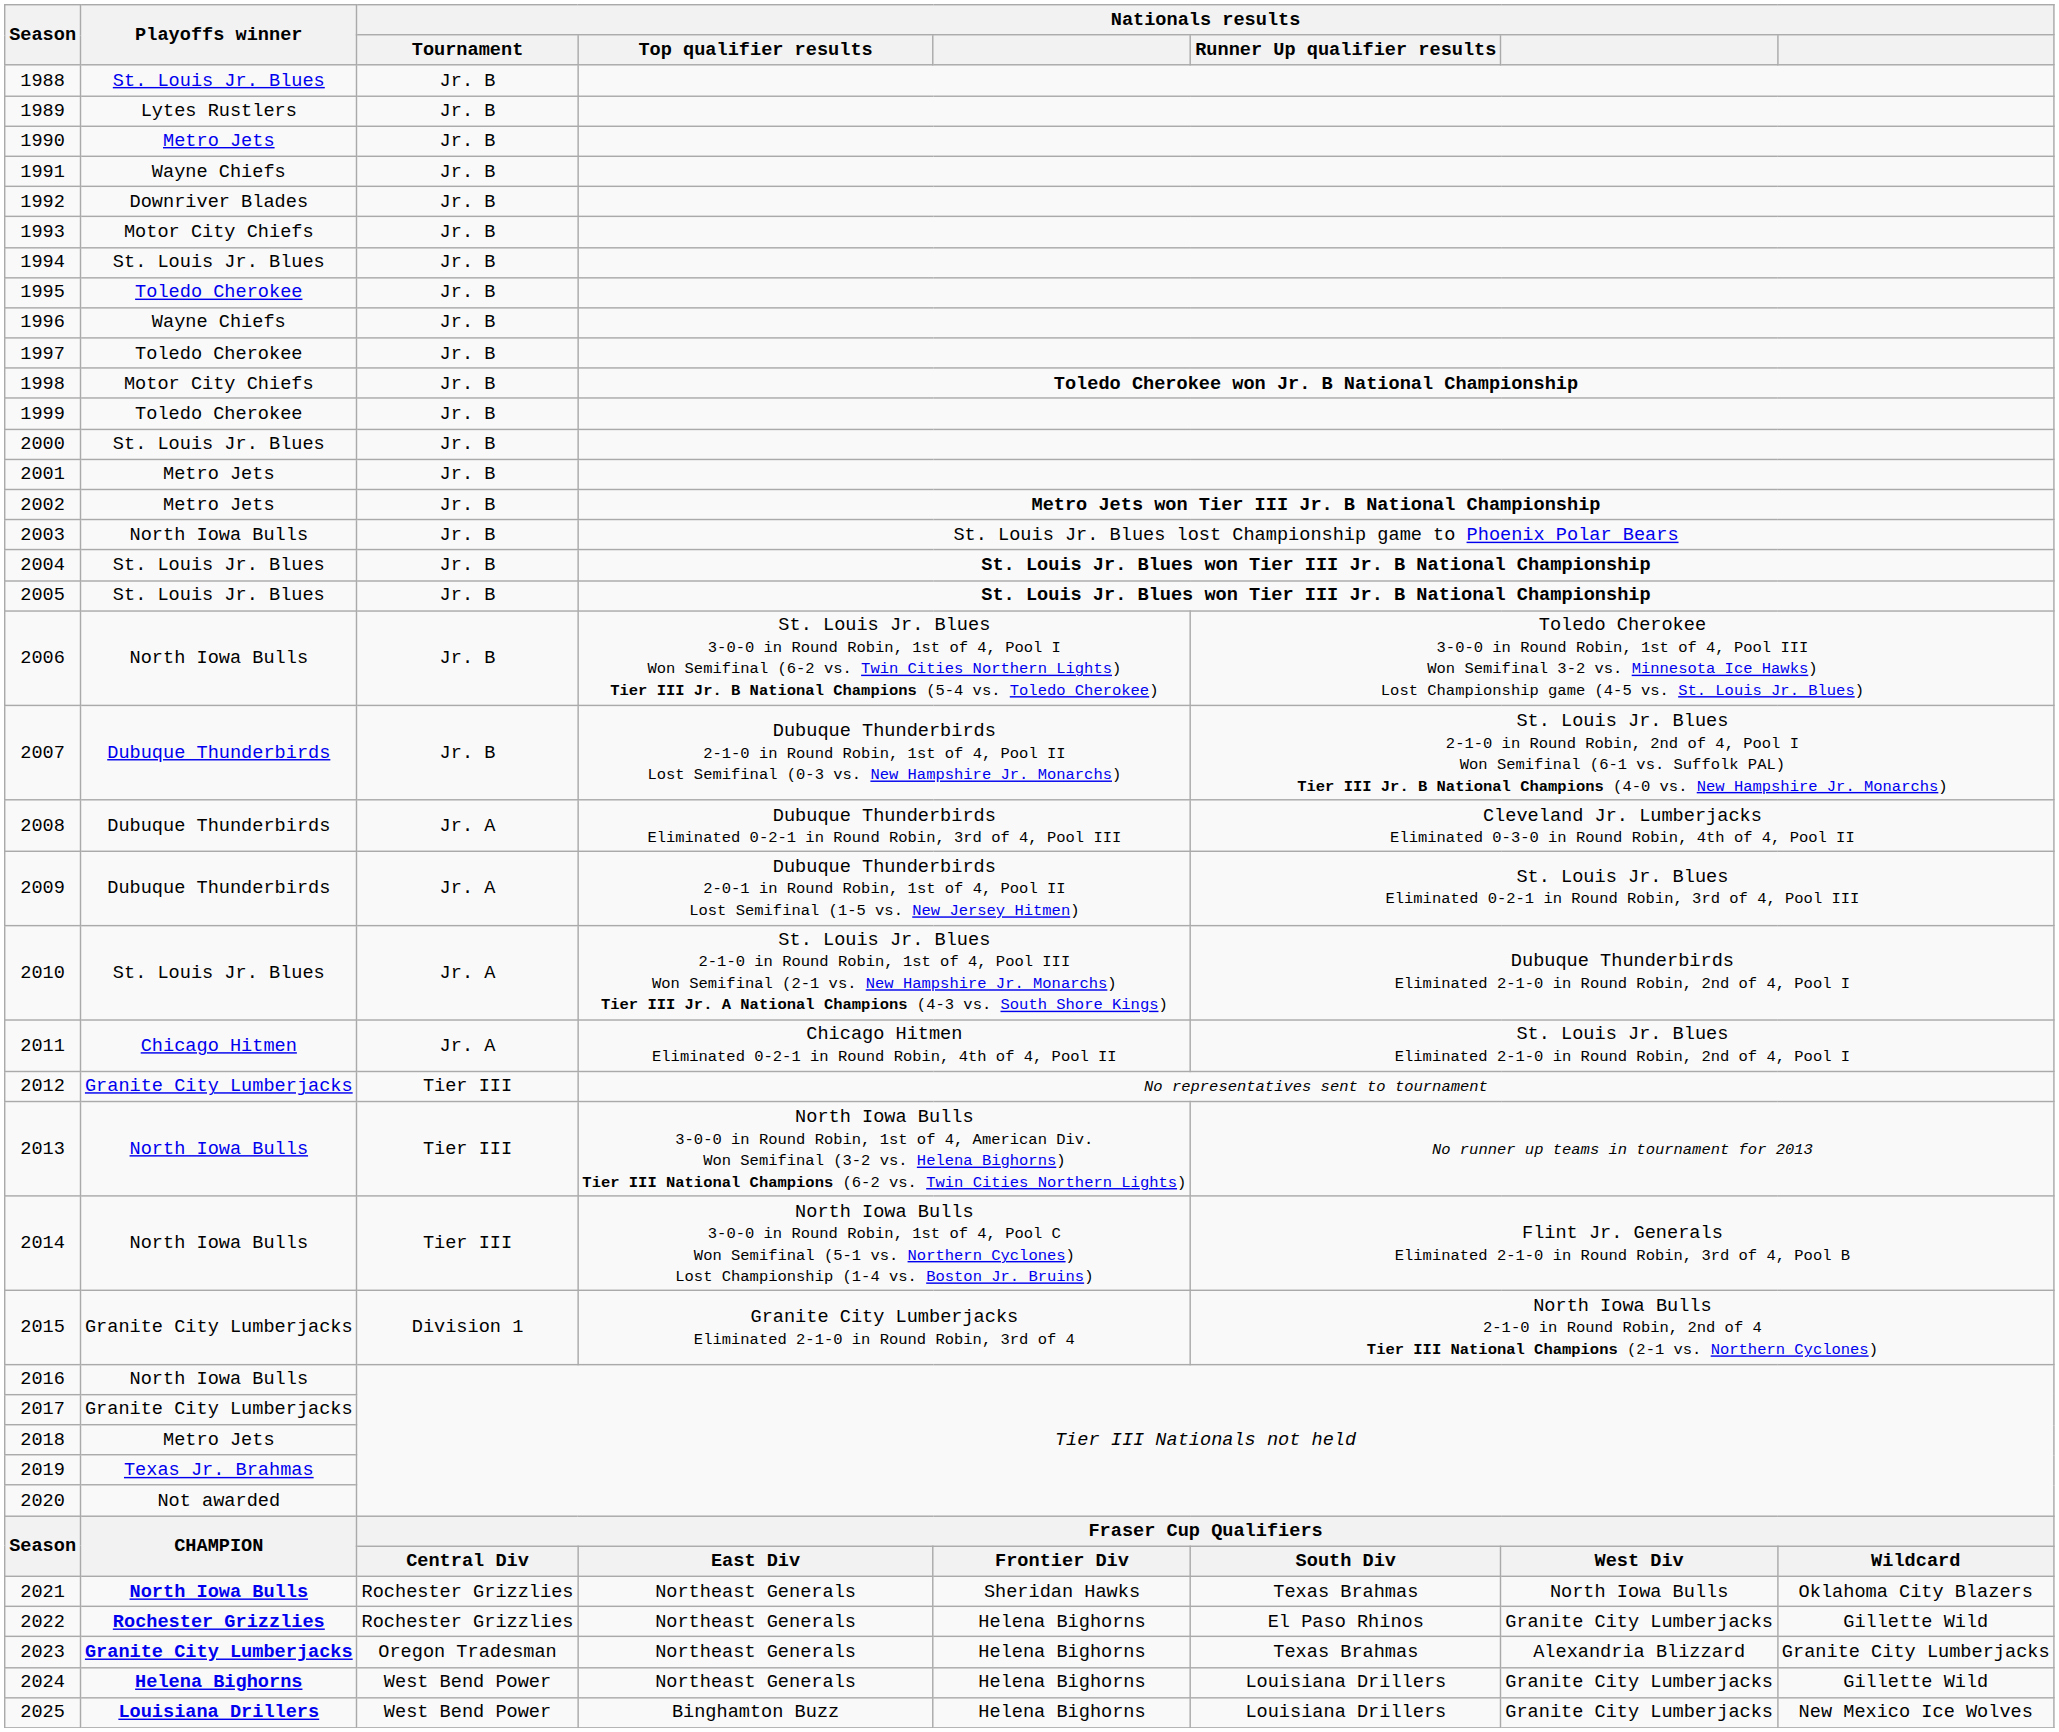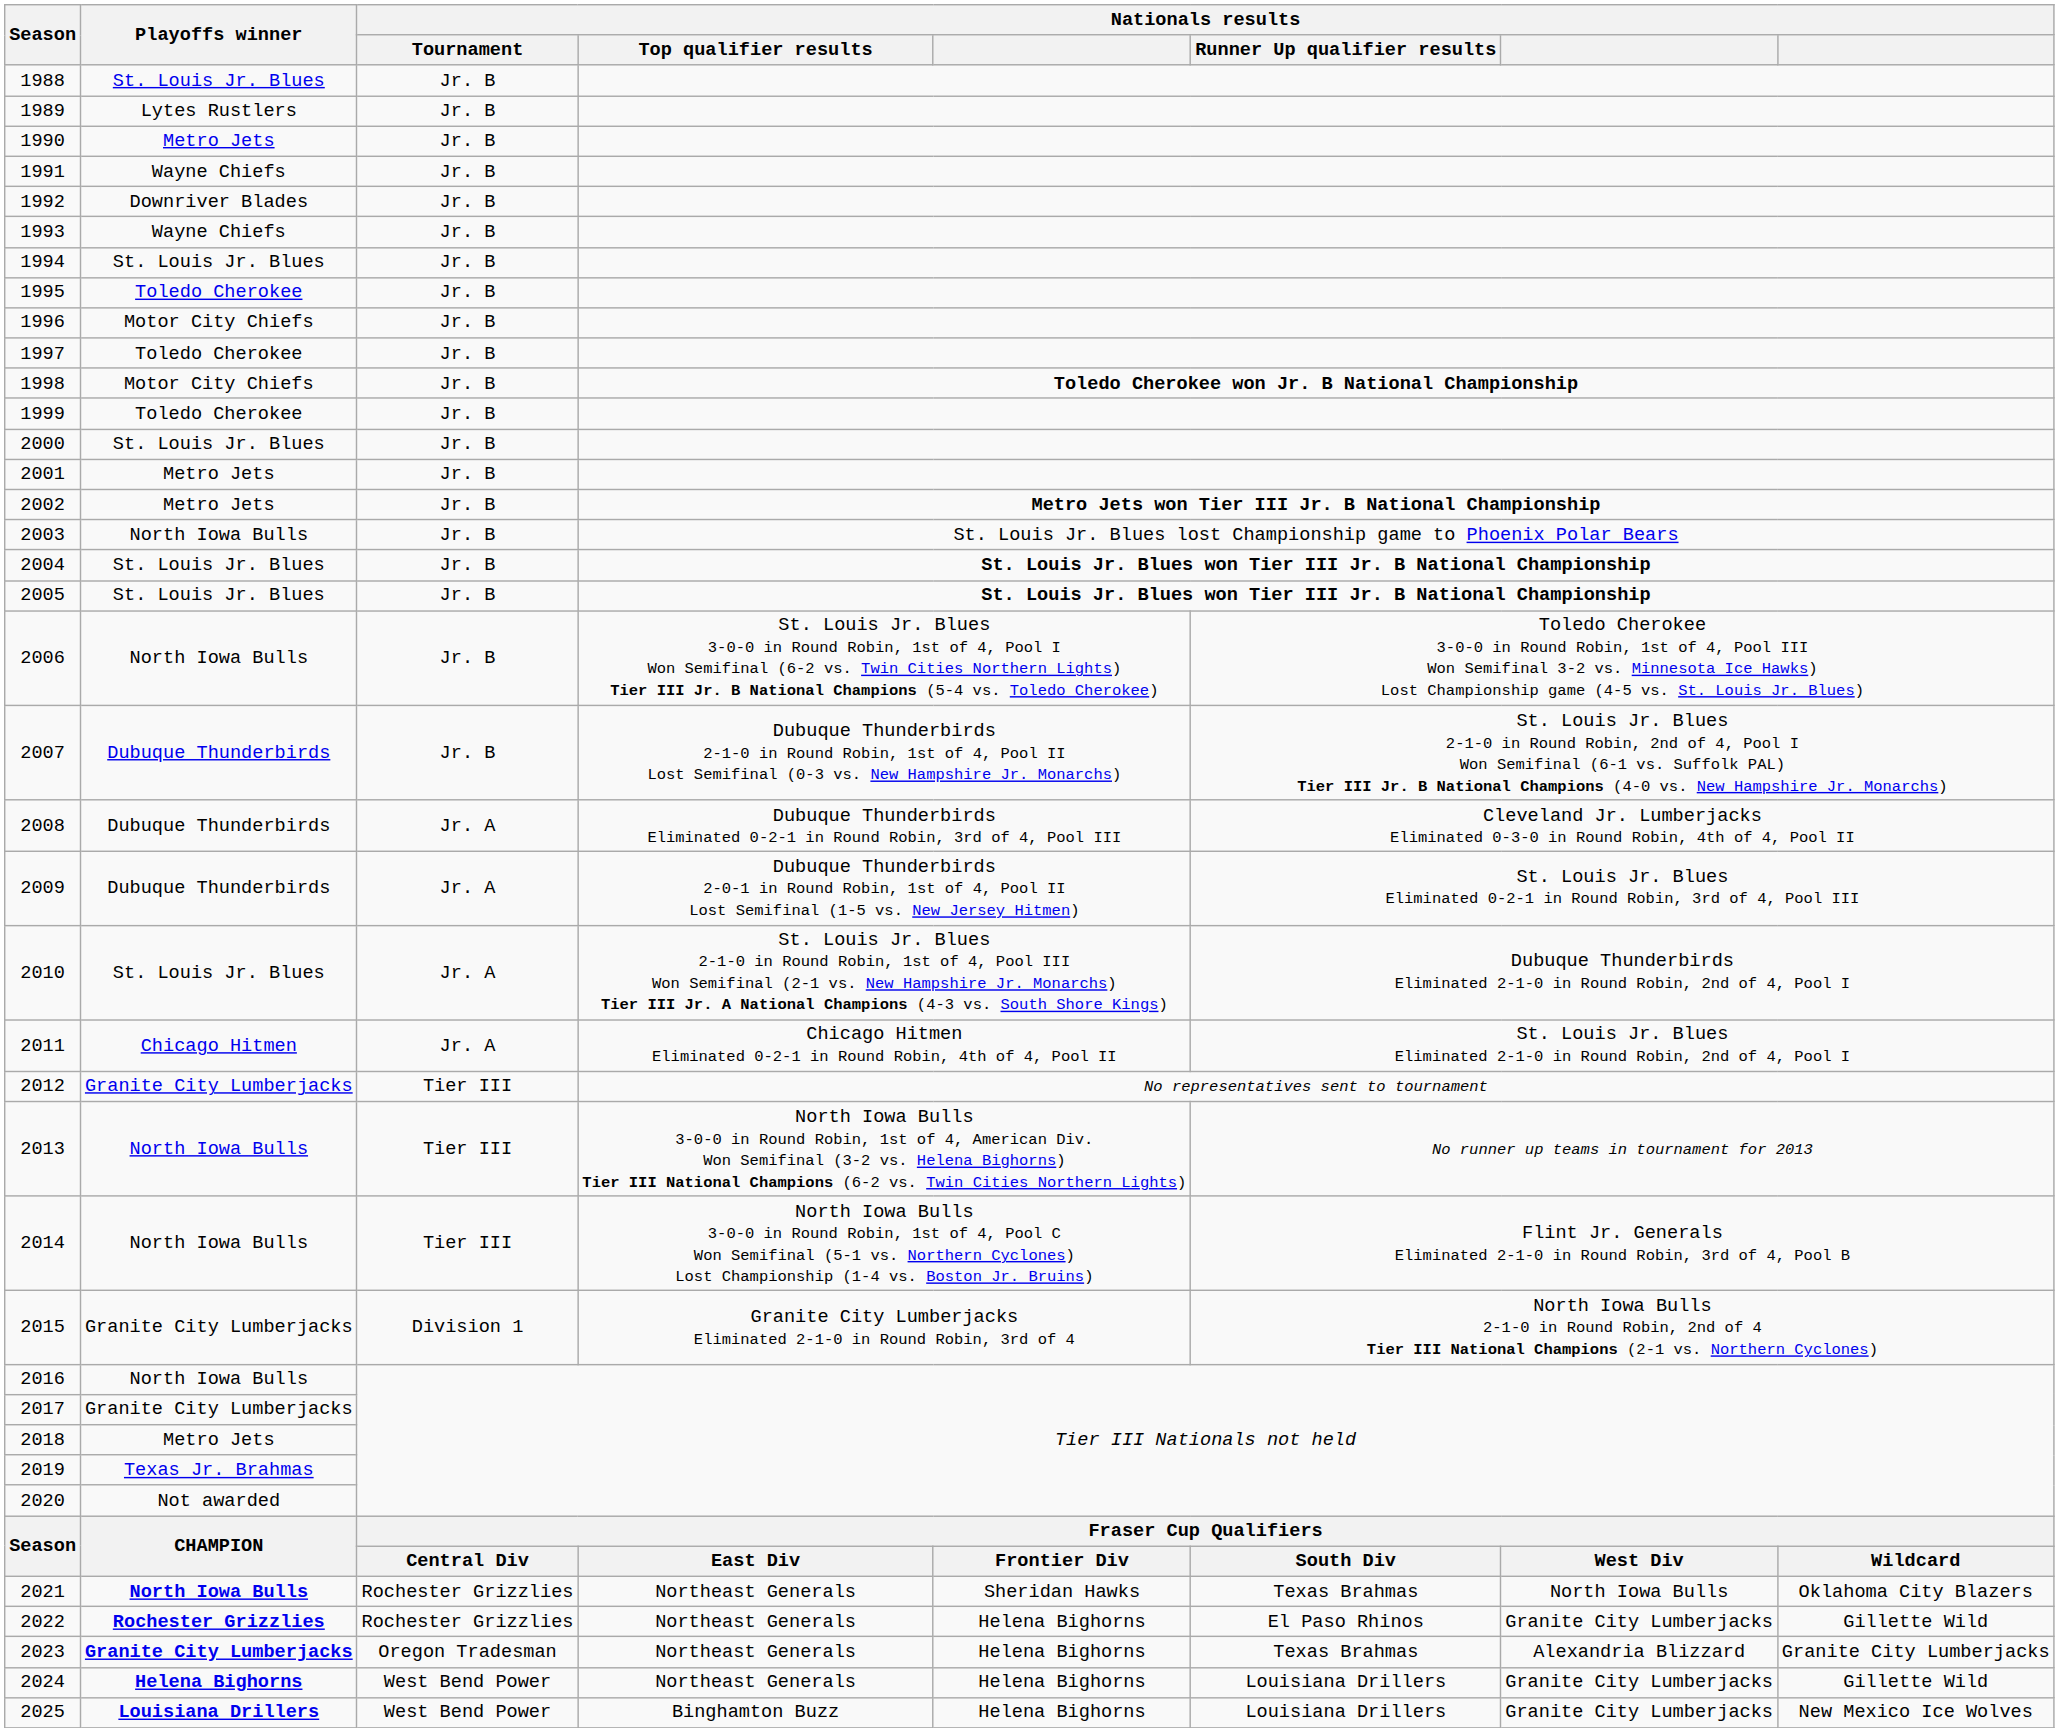(219, 232) Motor City Chiefs -> (219, 232) Wayne Chiefs
(219, 323) Wayne Chiefs -> (219, 323) Motor City Chiefs
